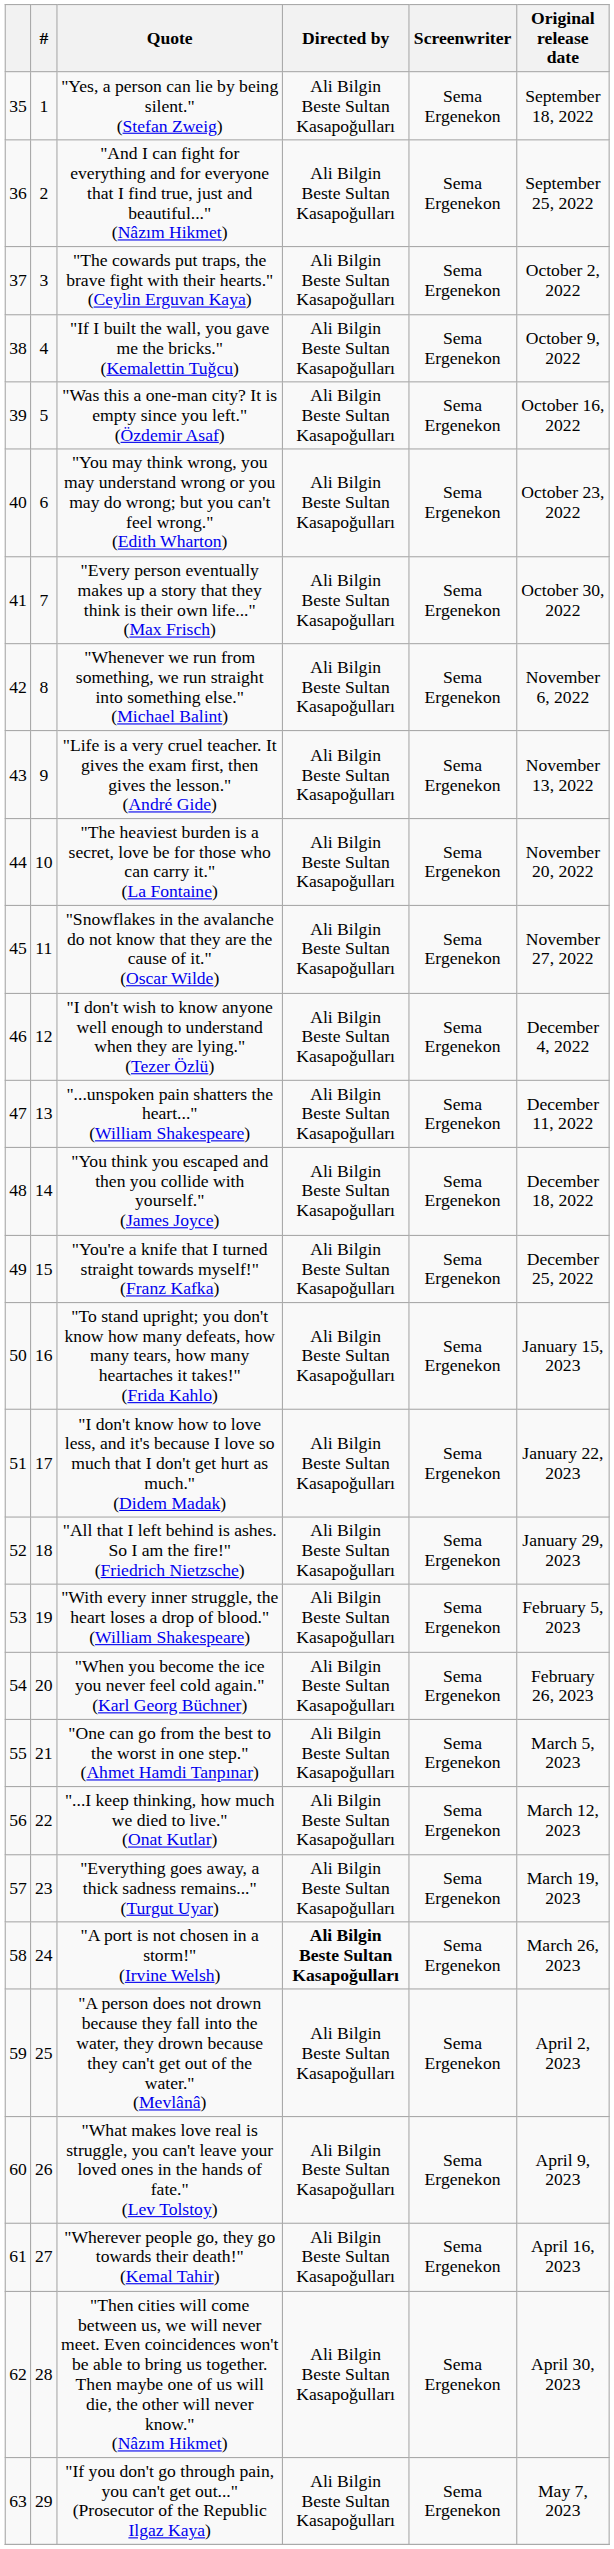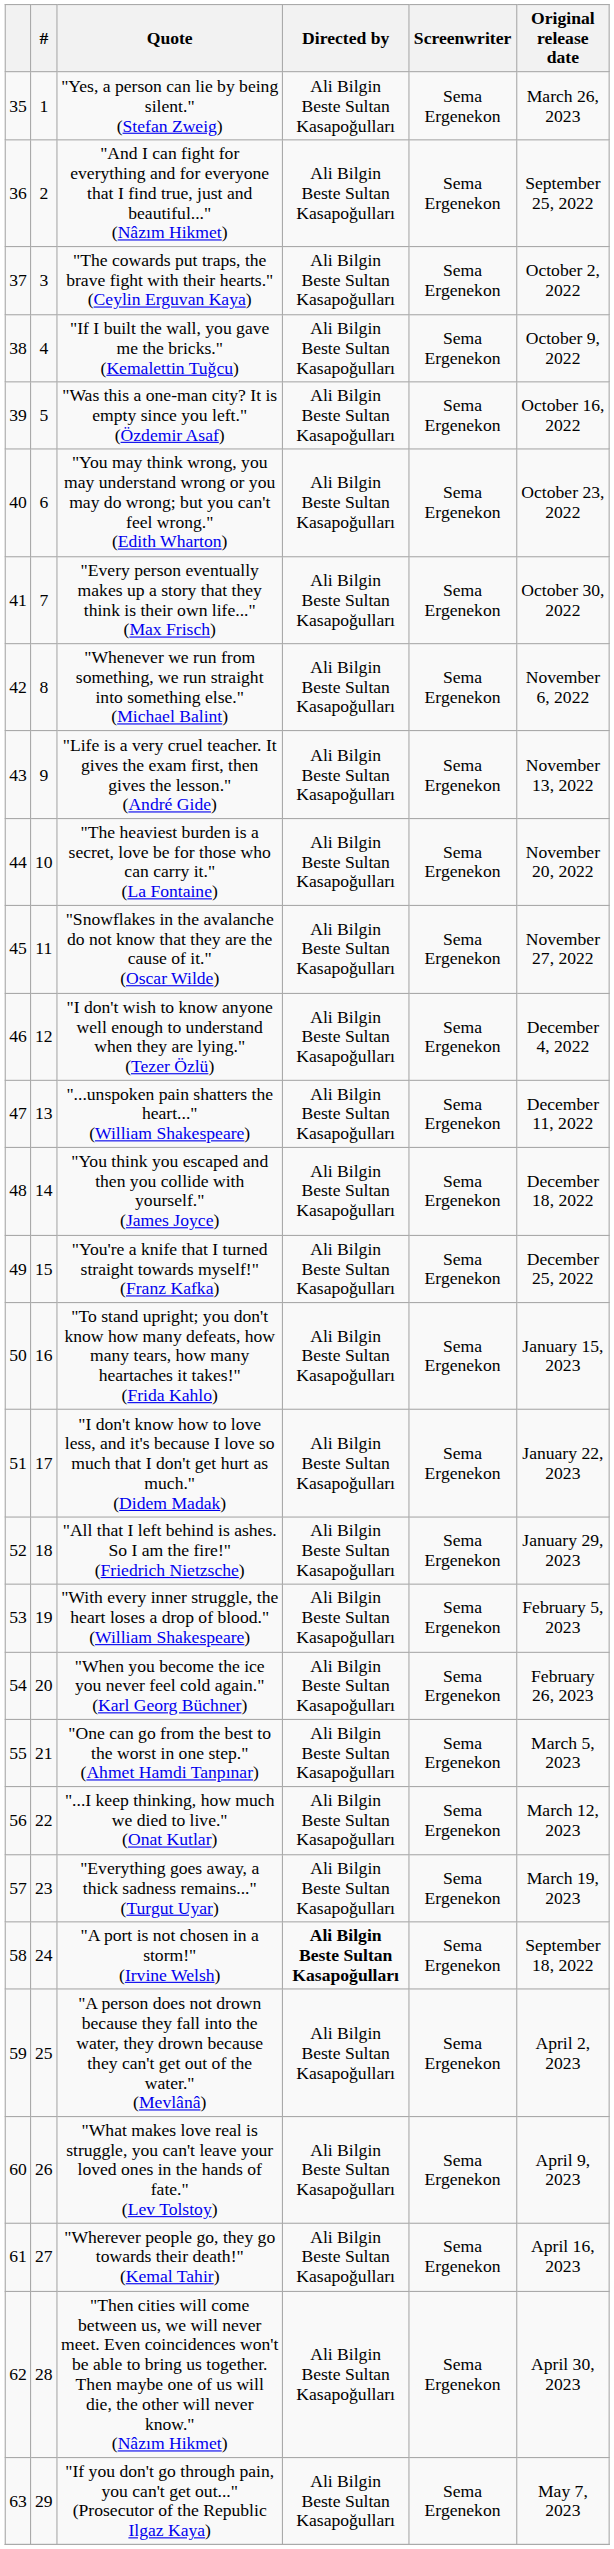(563, 105) September 18, 2022 -> (563, 105) March 26, 2023
(563, 1955) March 26, 2023 -> (563, 1955) September 18, 2022
